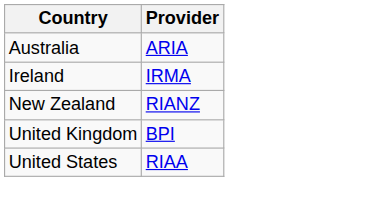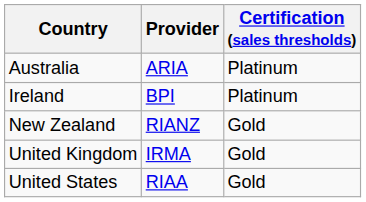+ column: (292, 29)
(168, 76) IRMA -> (160, 96) BPI
(160, 133) BPI -> (168, 153) IRMA
